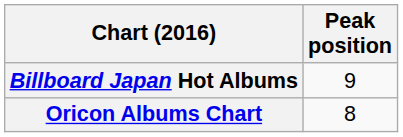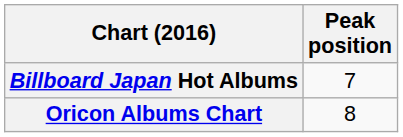(350, 80) 9 -> (350, 80) 7
